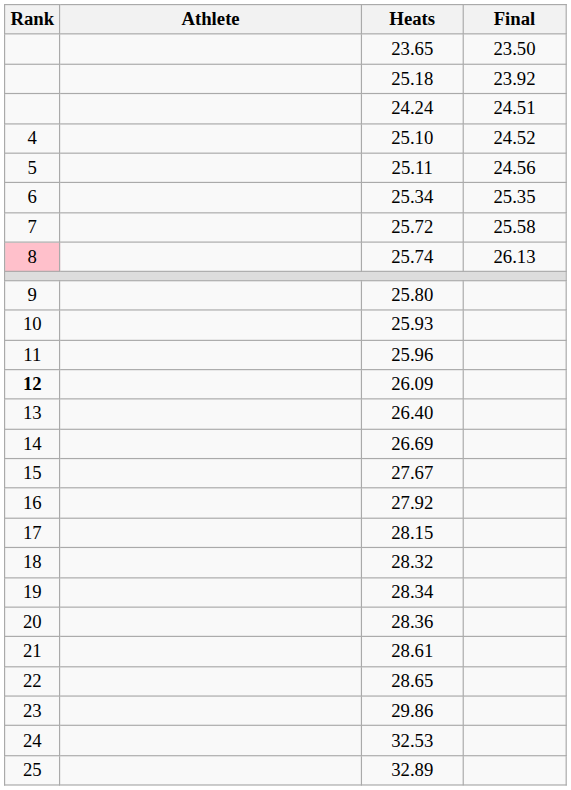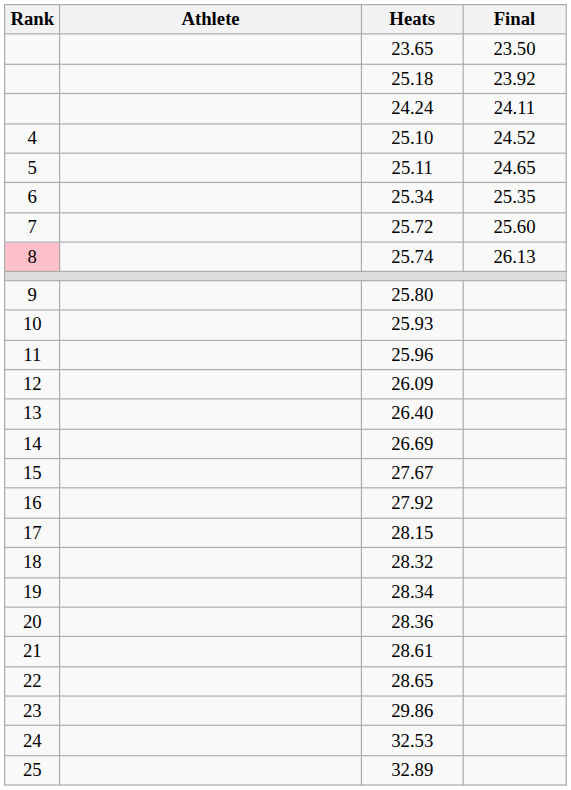(514, 108) 24.51 -> (514, 108) 24.11
(514, 167) 24.56 -> (514, 167) 24.65
(514, 227) 25.58 -> (514, 227) 25.60
(32, 384) bold -> (32, 384) normal
